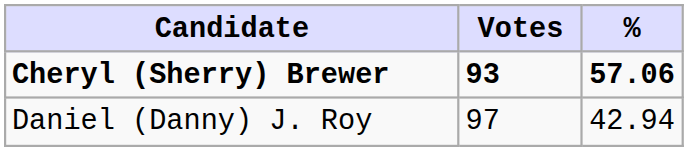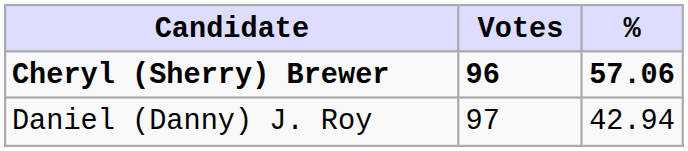(483, 75) 93 -> (483, 75) 96
